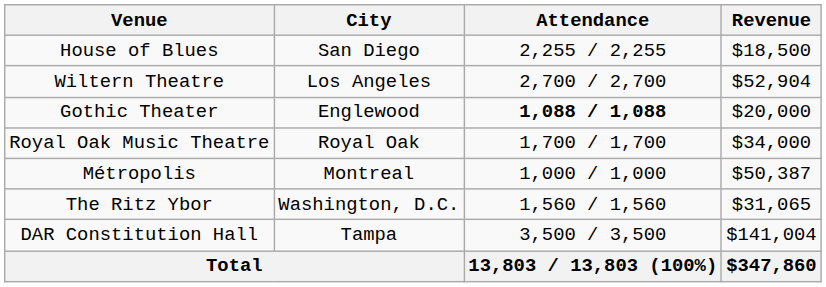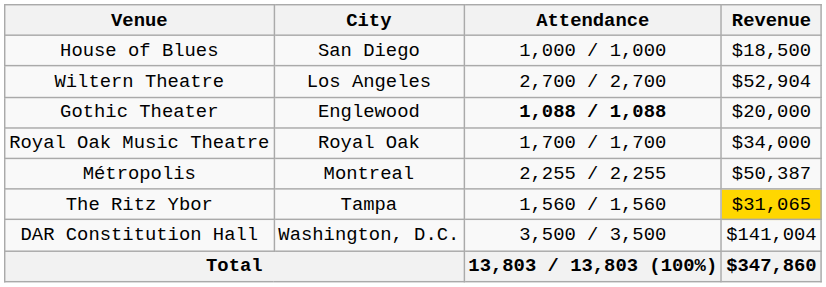(593, 51) 2,255 / 2,255 -> (593, 51) 1,000 / 1,000
(593, 174) 1,000 / 1,000 -> (593, 174) 2,255 / 2,255
(369, 204) Washington, D.C. -> (369, 204) Tampa
(771, 204) no background -> (771, 204) gold background
(369, 235) Tampa -> (369, 235) Washington, D.C.
